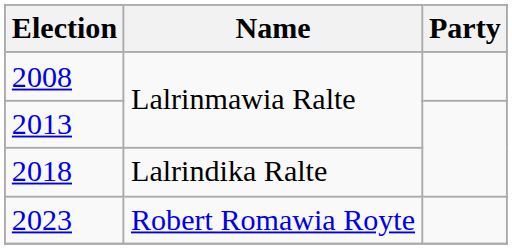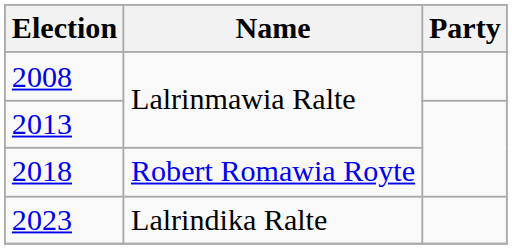(229, 171) Lalrindika Ralte -> (273, 171) Robert Romawia Royte
(273, 219) Robert Romawia Royte -> (229, 219) Lalrindika Ralte
